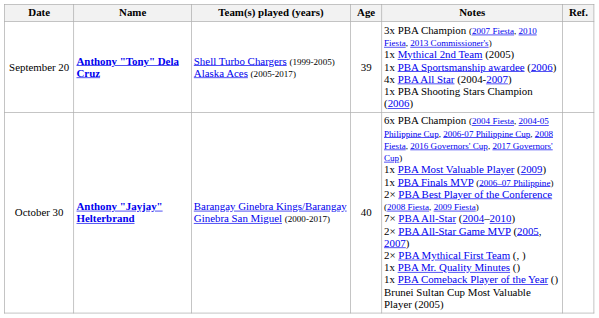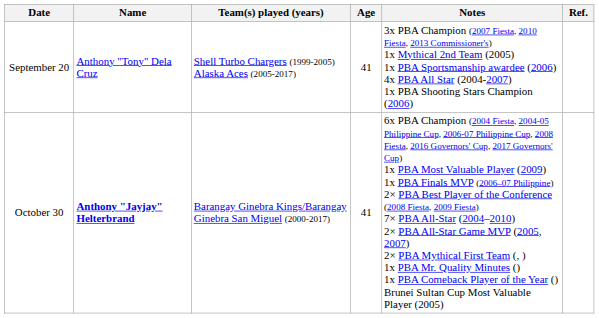(128, 67) bold -> (124, 67) normal
(366, 67) 39 -> (366, 67) 41
(366, 212) 40 -> (366, 212) 41
